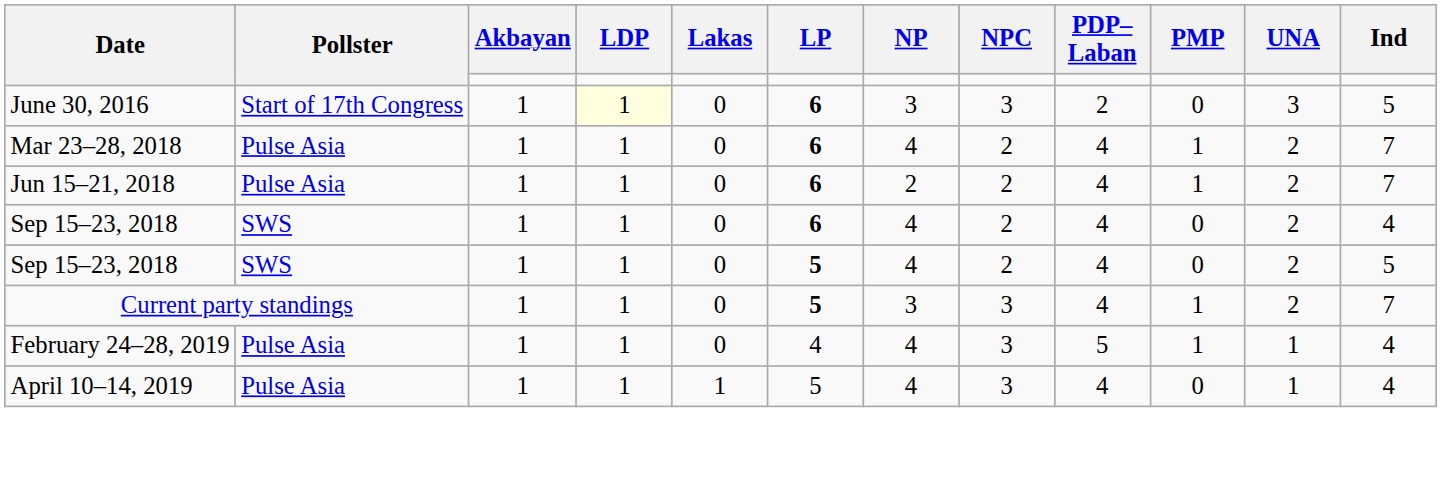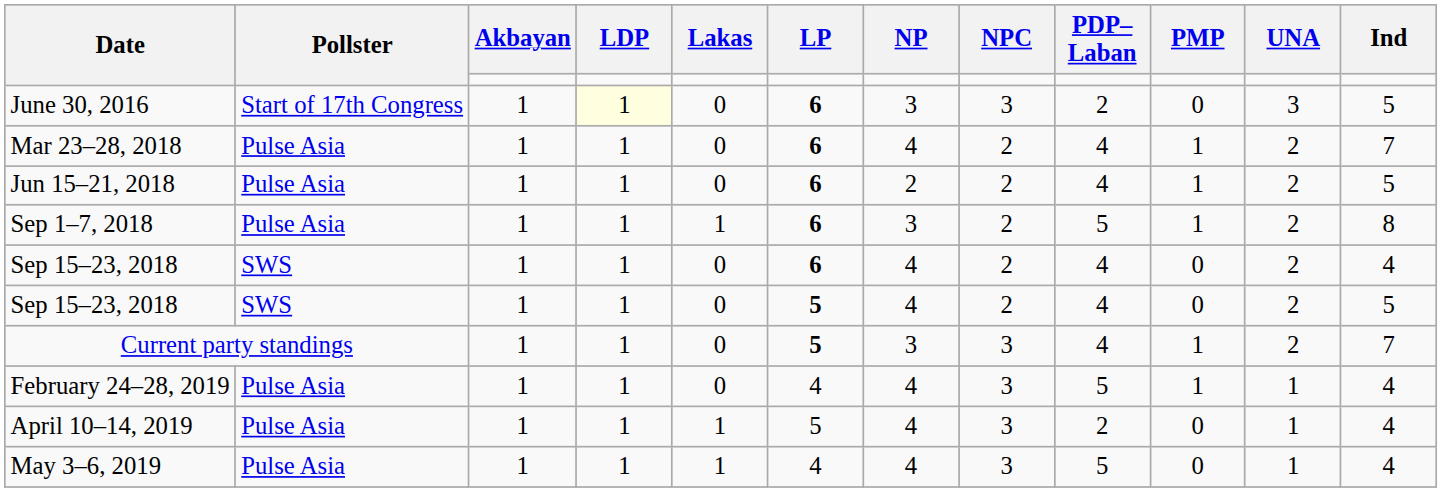(1389, 184) 7 -> (1389, 184) 5
+ row: (82, 224)
(1102, 385) 4 -> (1102, 425) 2
+ row: (86, 465)
